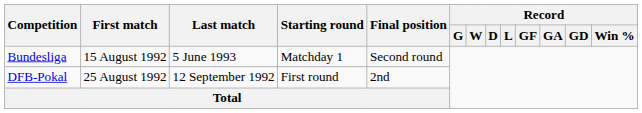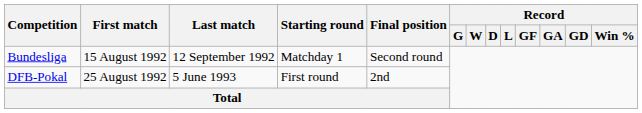(204, 56) 5 June 1993 -> (224, 56) 12 September 1992
(224, 77) 12 September 1992 -> (204, 77) 5 June 1993
